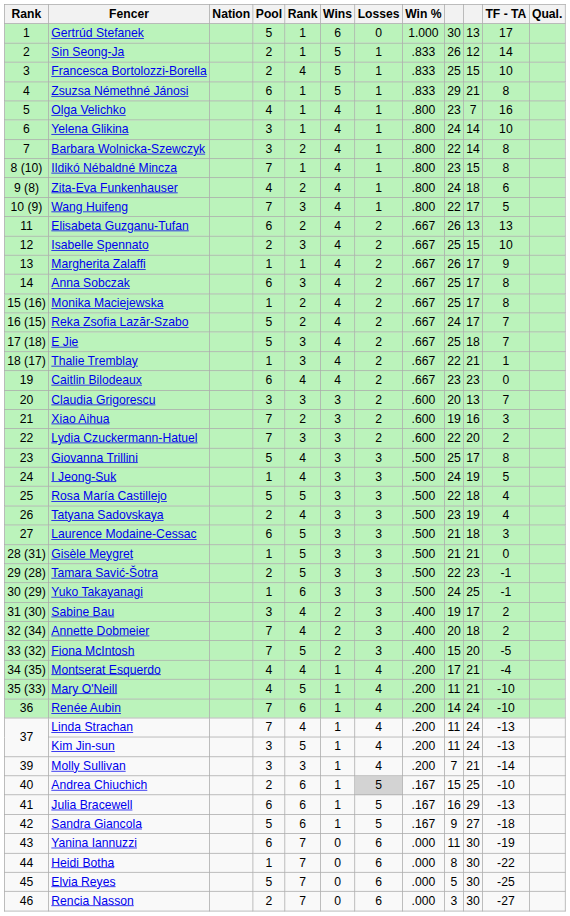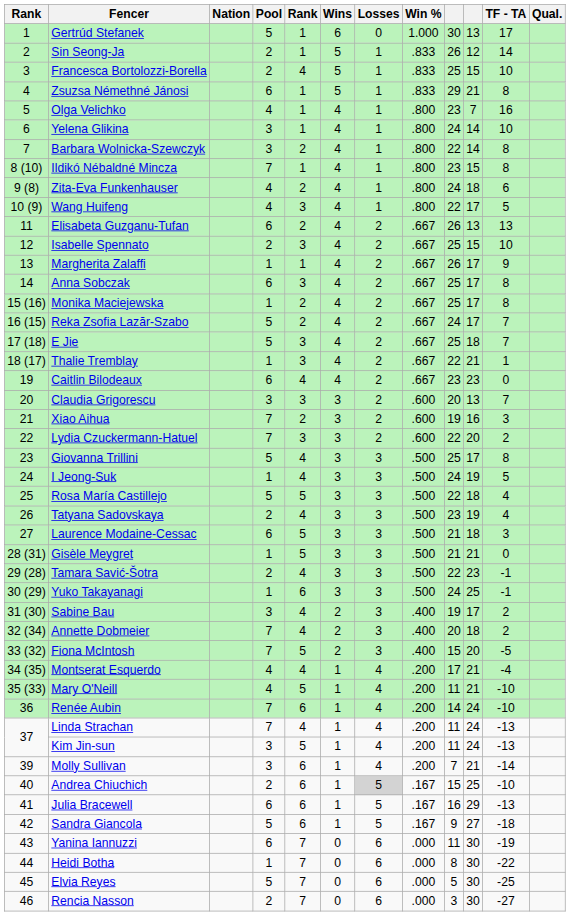(269, 206) 7 -> (269, 206) 4
(303, 573) 5 -> (303, 573) 4
(303, 766) 3 -> (303, 766) 6
